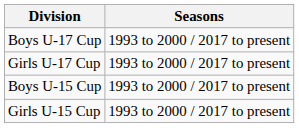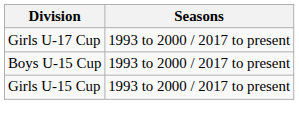- row: (55, 39)
